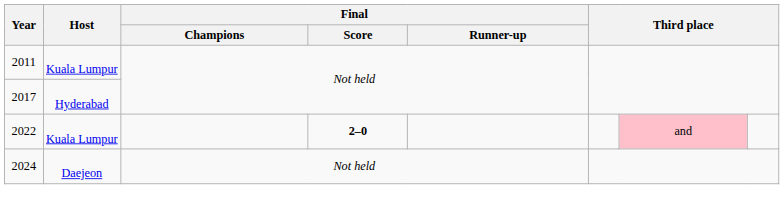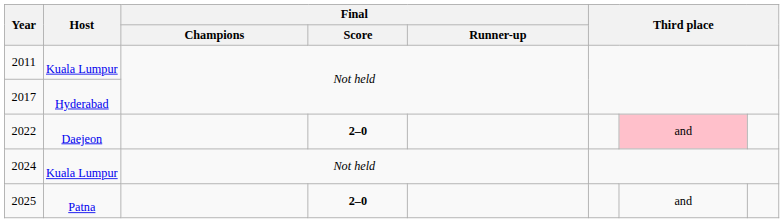(82, 139) Kuala Lumpur -> (82, 139) Daejeon
(82, 173) Daejeon -> (82, 173) Kuala Lumpur
+ row: (24, 201)
